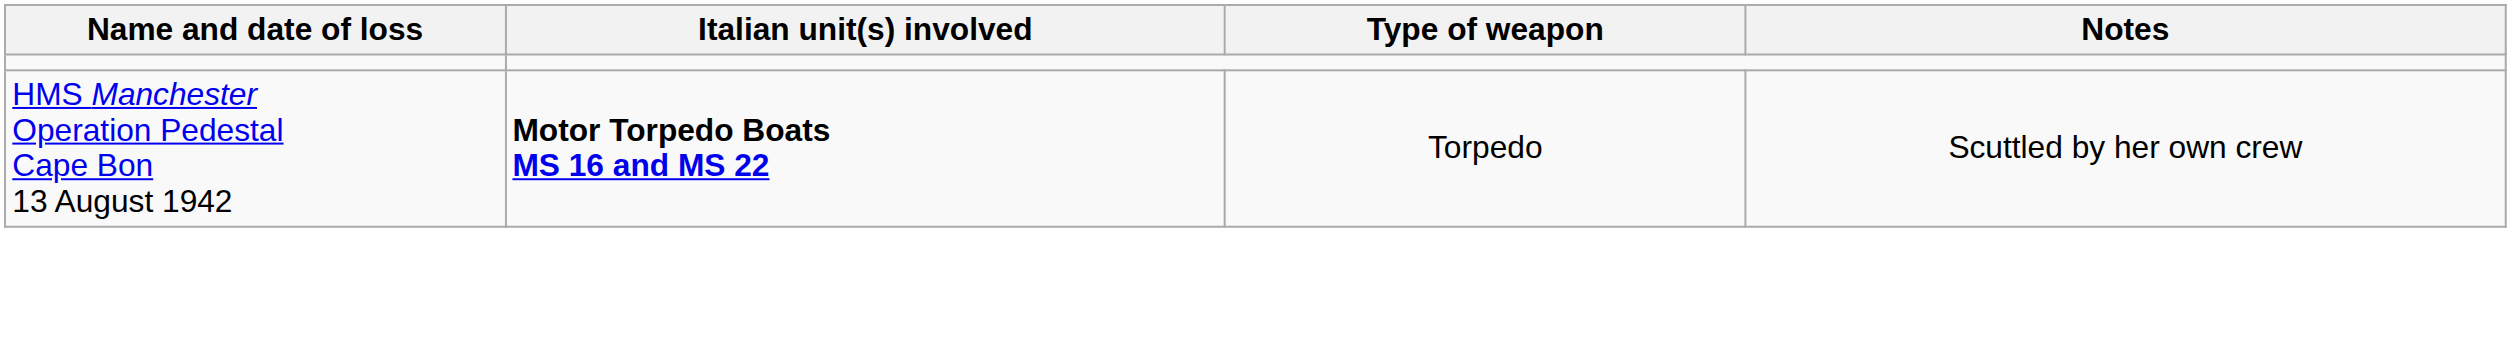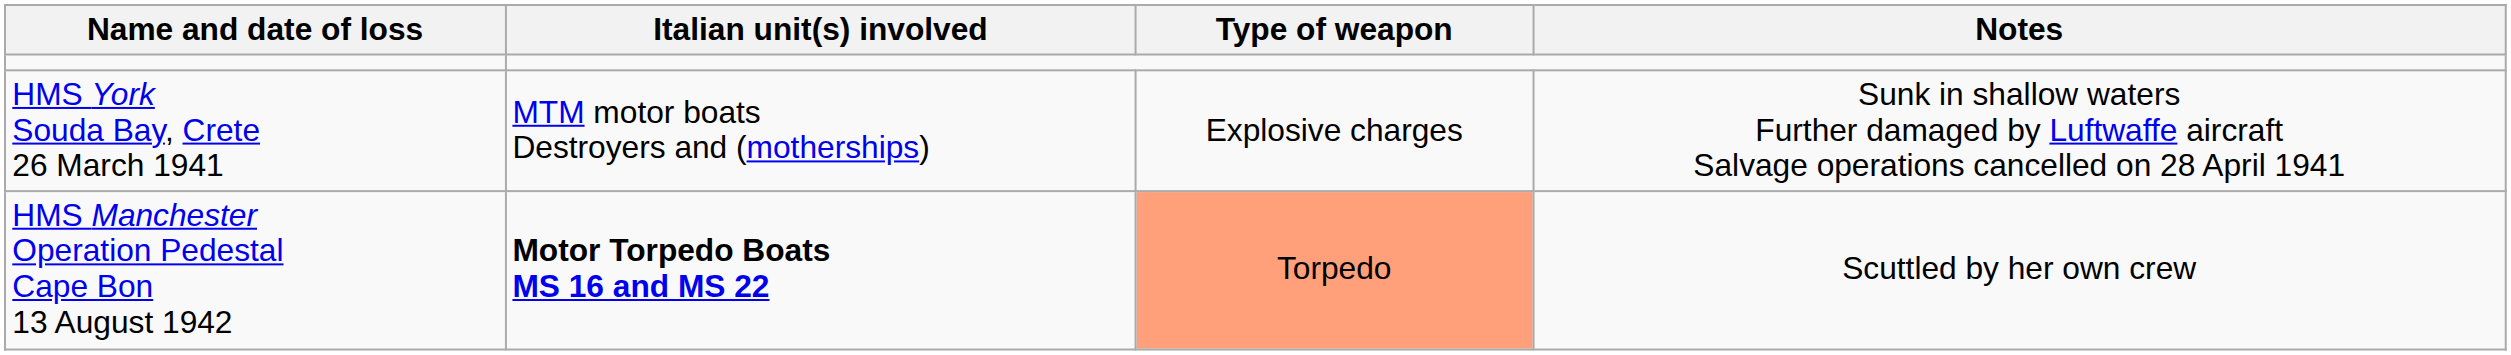+ row: (136, 130)
(1485, 147) no background -> (1334, 269) lightsalmon background
